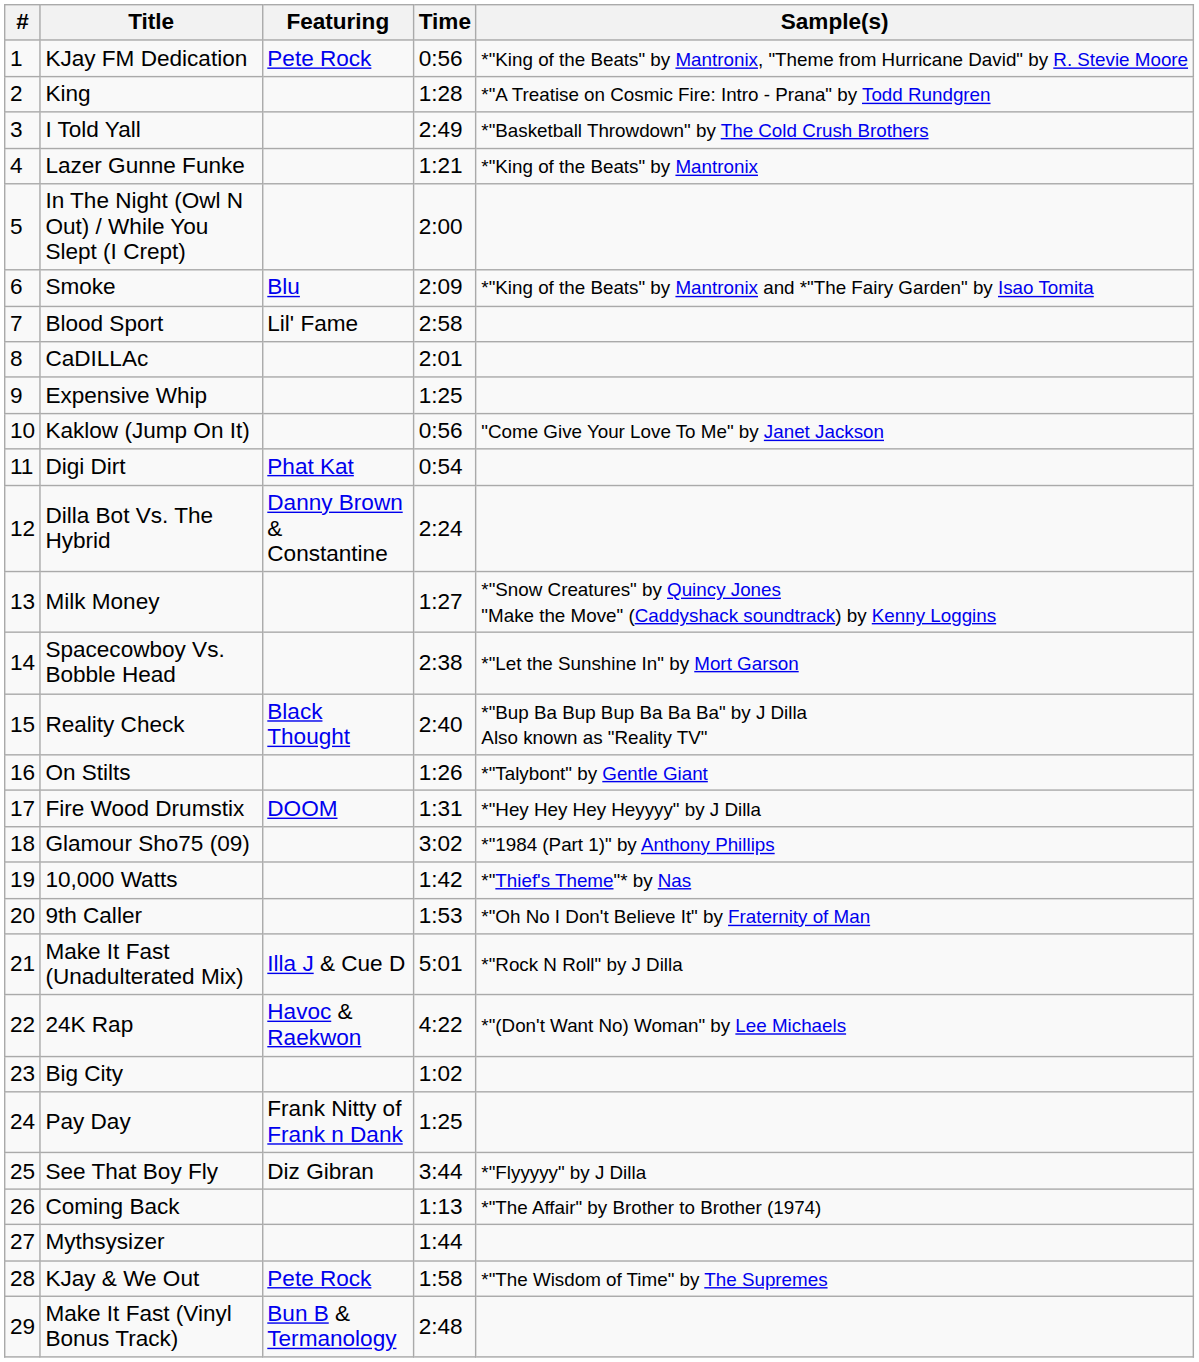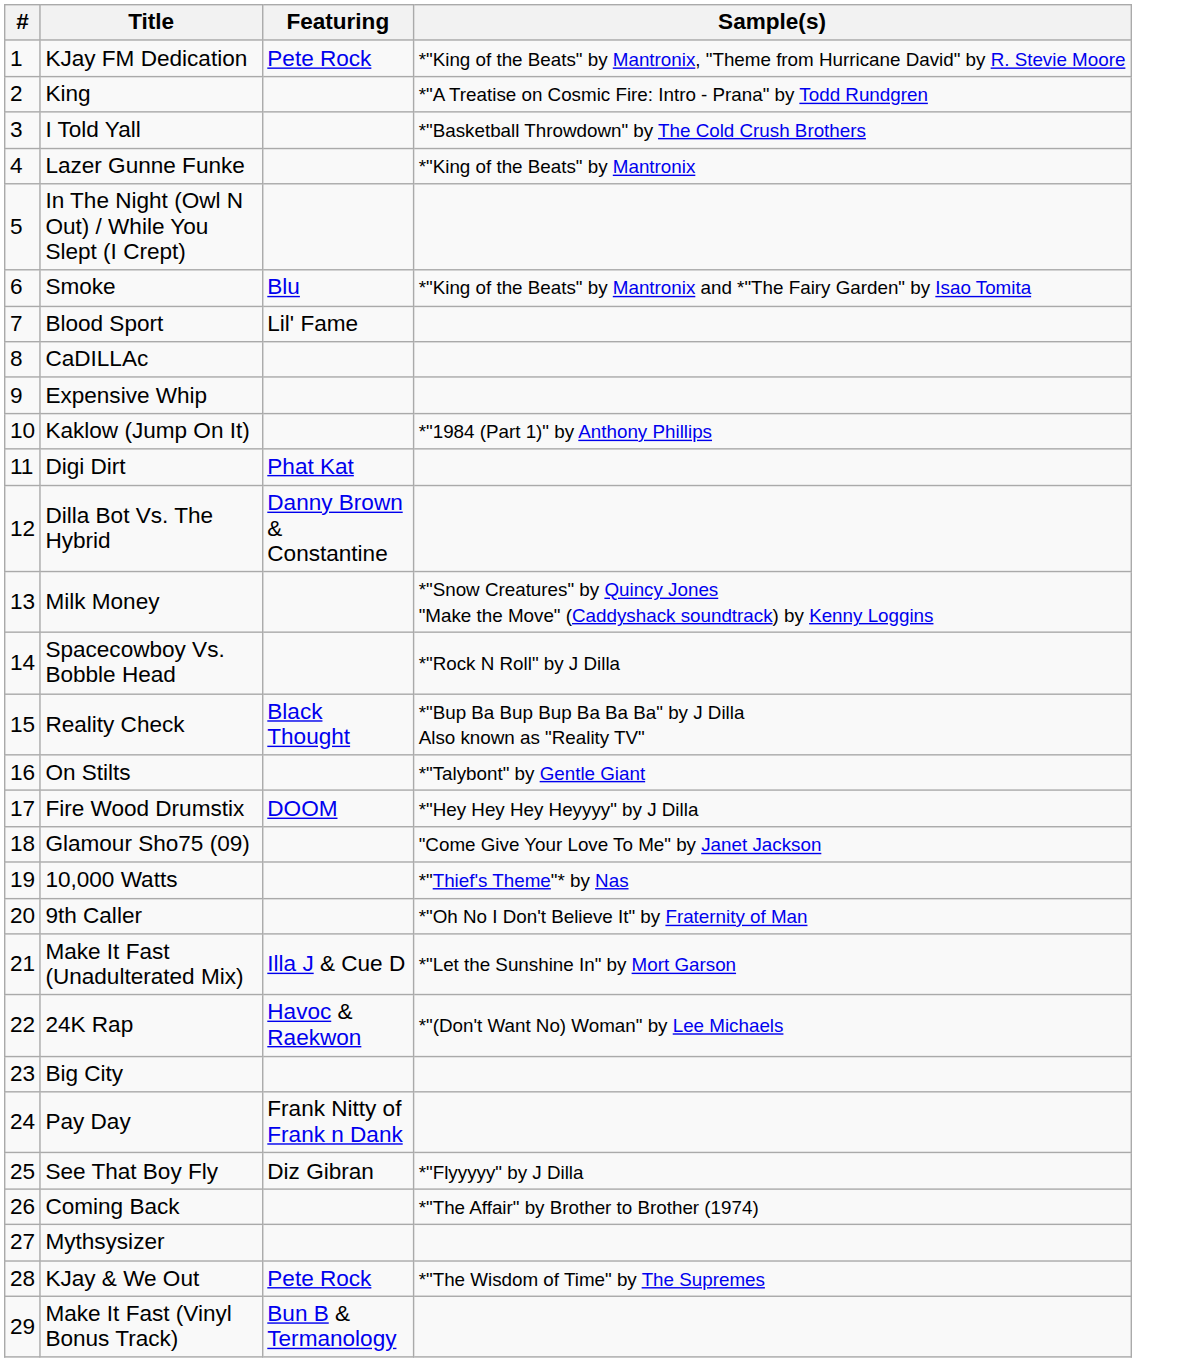- column: (445, 22)
(683, 432) "Come Give Your Love To Me" by Janet Jackson -> (565, 432) *"1984 (Part 1)" by Anthony Phillips
(640, 664) *"Let the Sunshine In" by Mort Garson -> (519, 664) *"Rock N Roll" by J Dilla
(628, 845) *"1984 (Part 1)" by Anthony Phillips -> (620, 845) "Come Give Your Love To Me" by Janet Jackson
(582, 965) *"Rock N Roll" by J Dilla -> (577, 965) *"Let the Sunshine In" by Mort Garson
